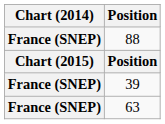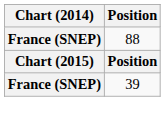- row: (132, 107)
